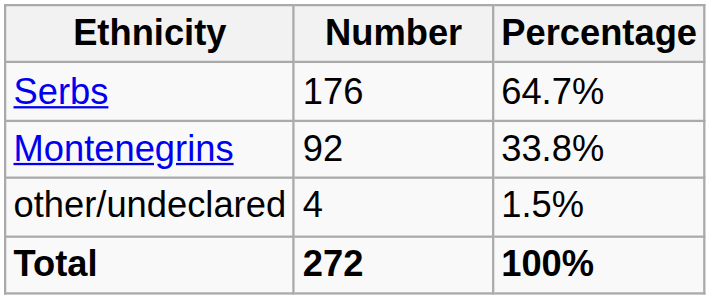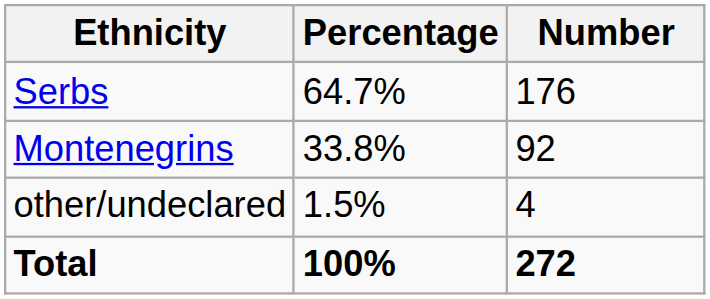columns swapped: (394, 33) <-> (599, 33)
